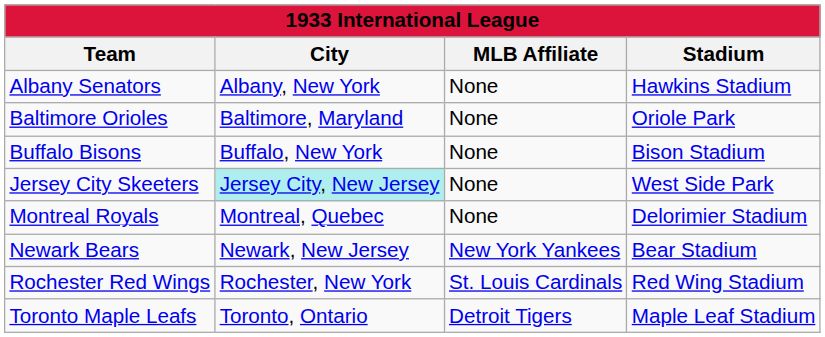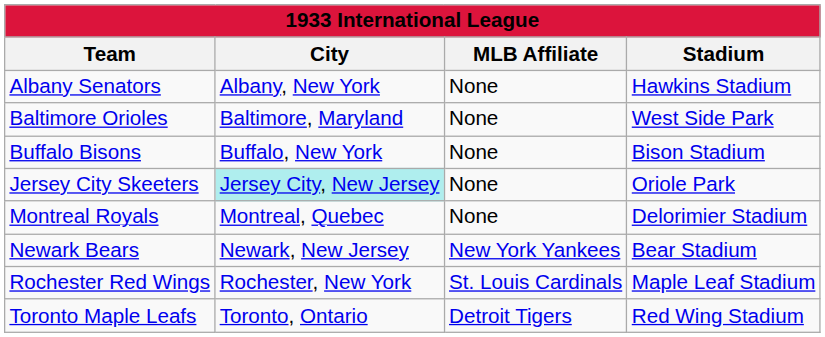(683, 119) Oriole Park -> (703, 119) West Side Park
(703, 184) West Side Park -> (683, 184) Oriole Park
(718, 282) Red Wing Stadium -> (724, 282) Maple Leaf Stadium
(724, 315) Maple Leaf Stadium -> (718, 315) Red Wing Stadium
